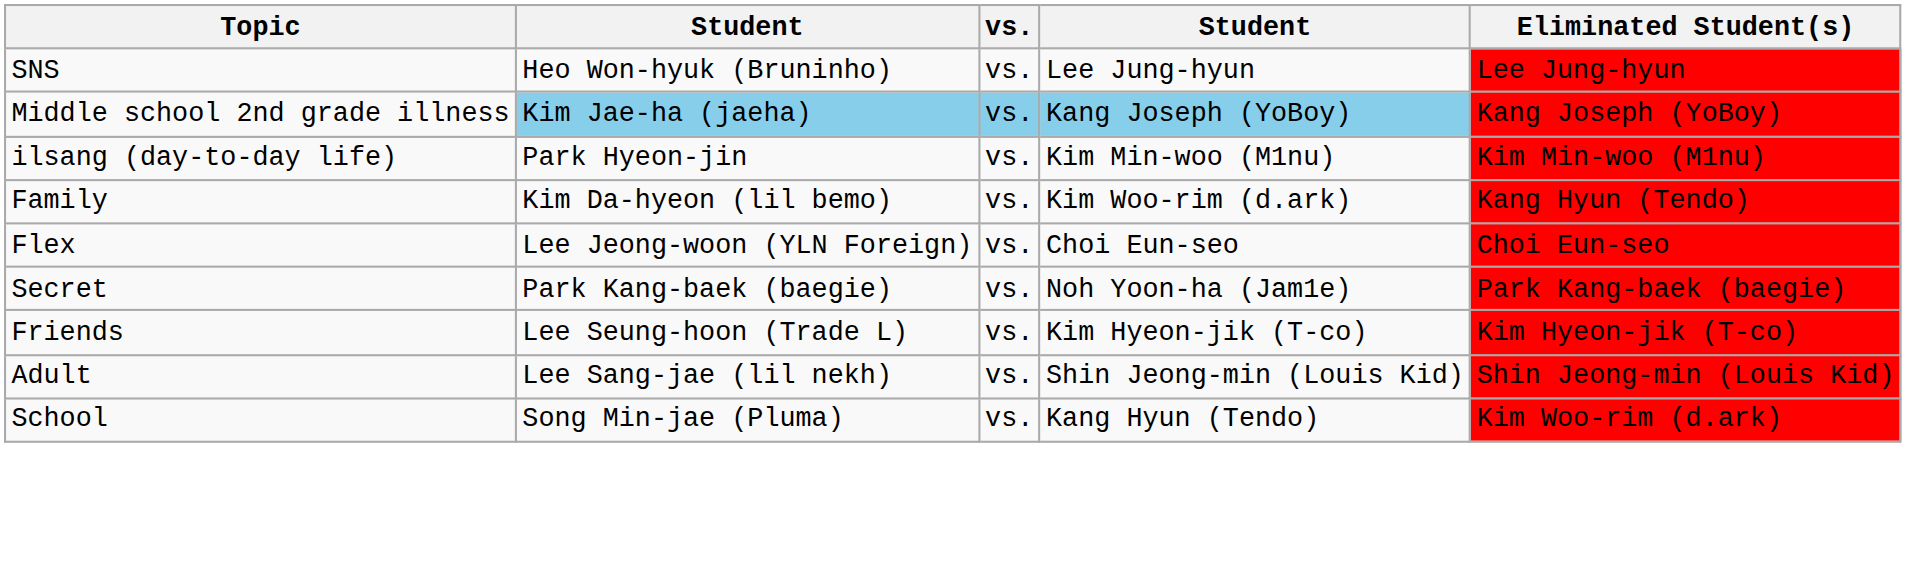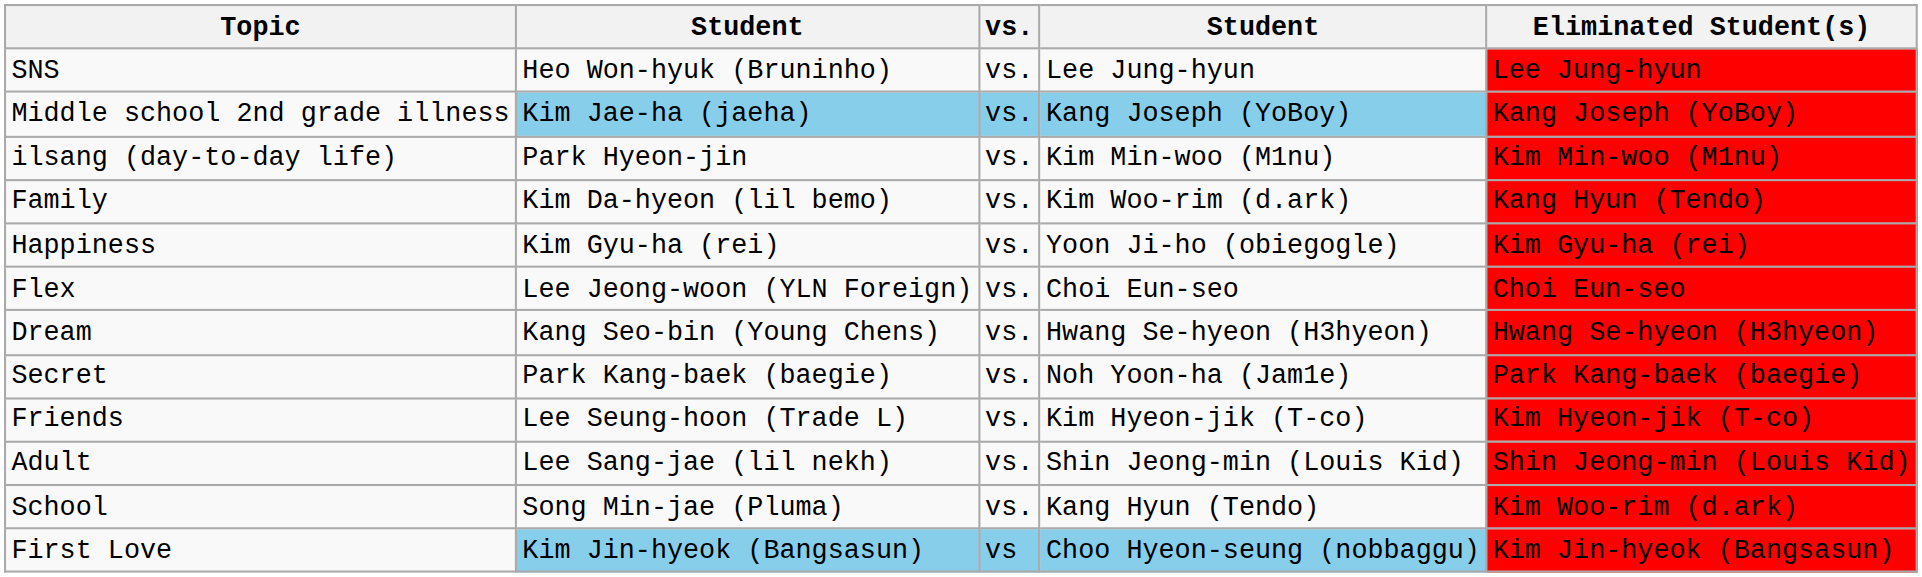+ row: (84, 245)
+ row: (52, 332)
+ row: (92, 551)
